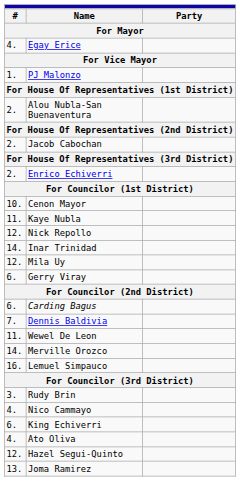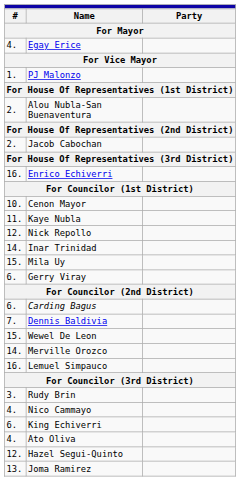(12, 174) 2. -> (14, 174) 16.
(14, 262) 12. -> (14, 262) 15.
(14, 336) 11. -> (14, 336) 15.
